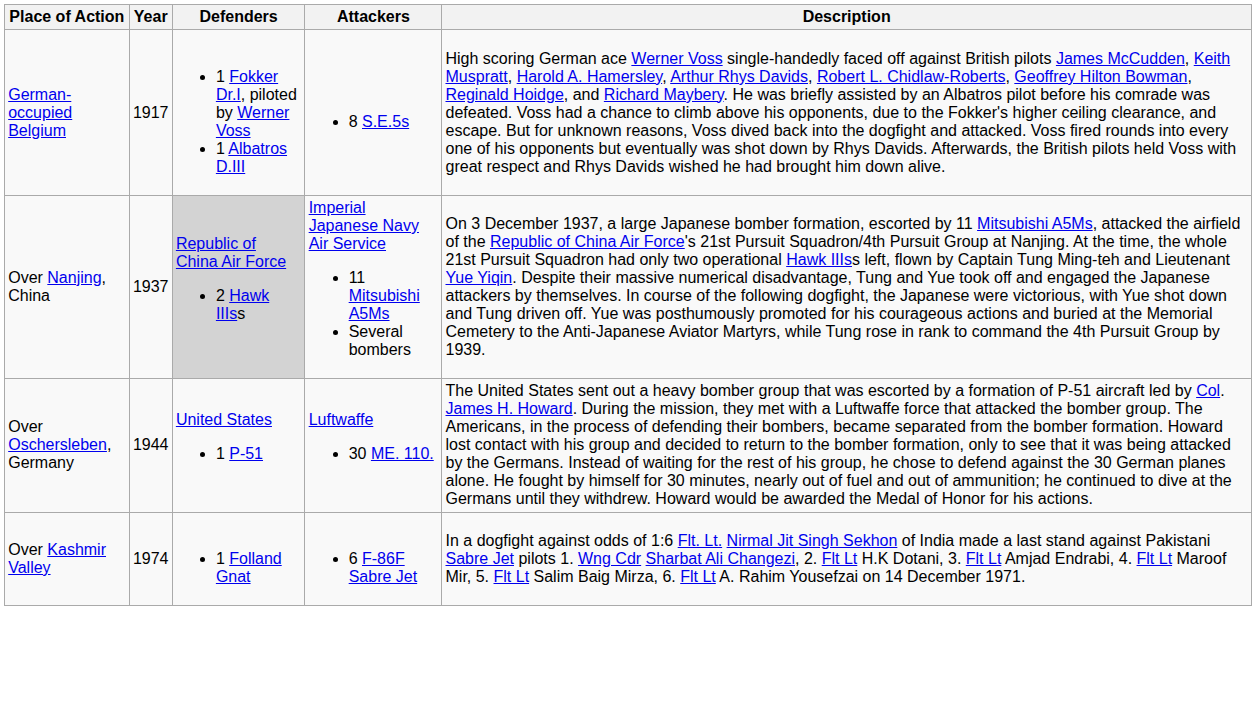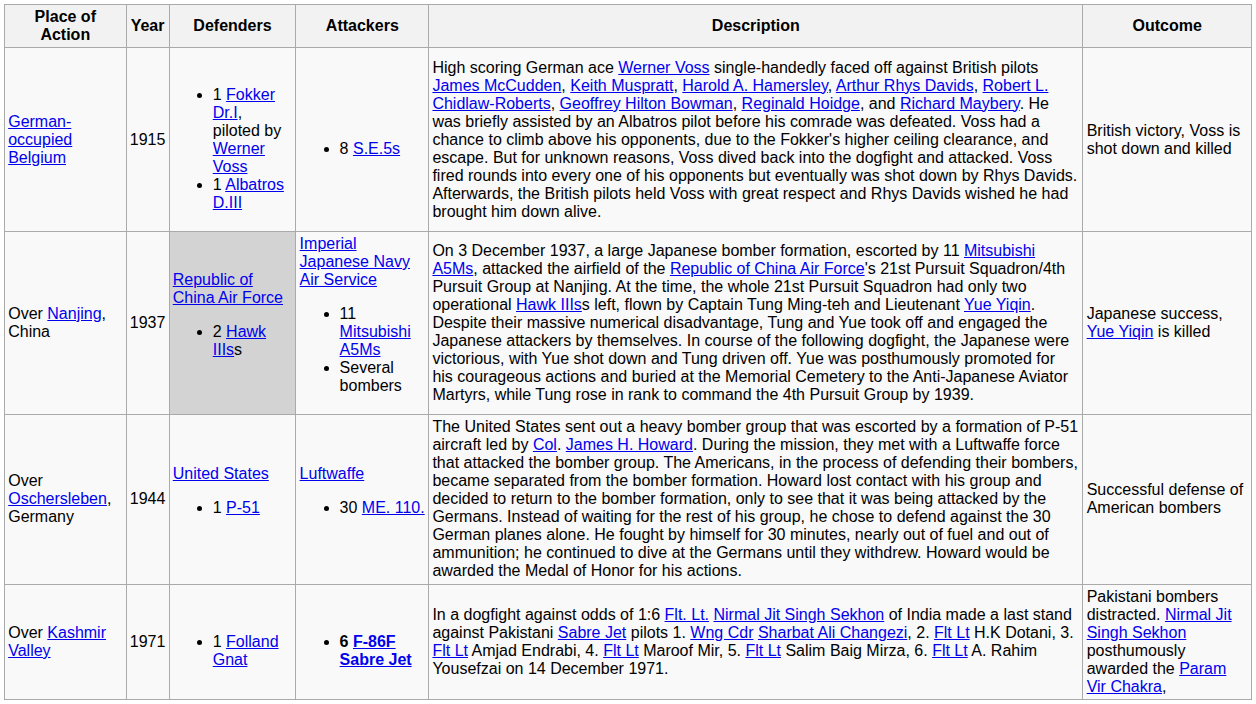+ column: (1167, 26)
(151, 112) 1917 -> (148, 139) 1915
(151, 558) 1974 -> (148, 641) 1971
(373, 568) normal -> (362, 651) bold
